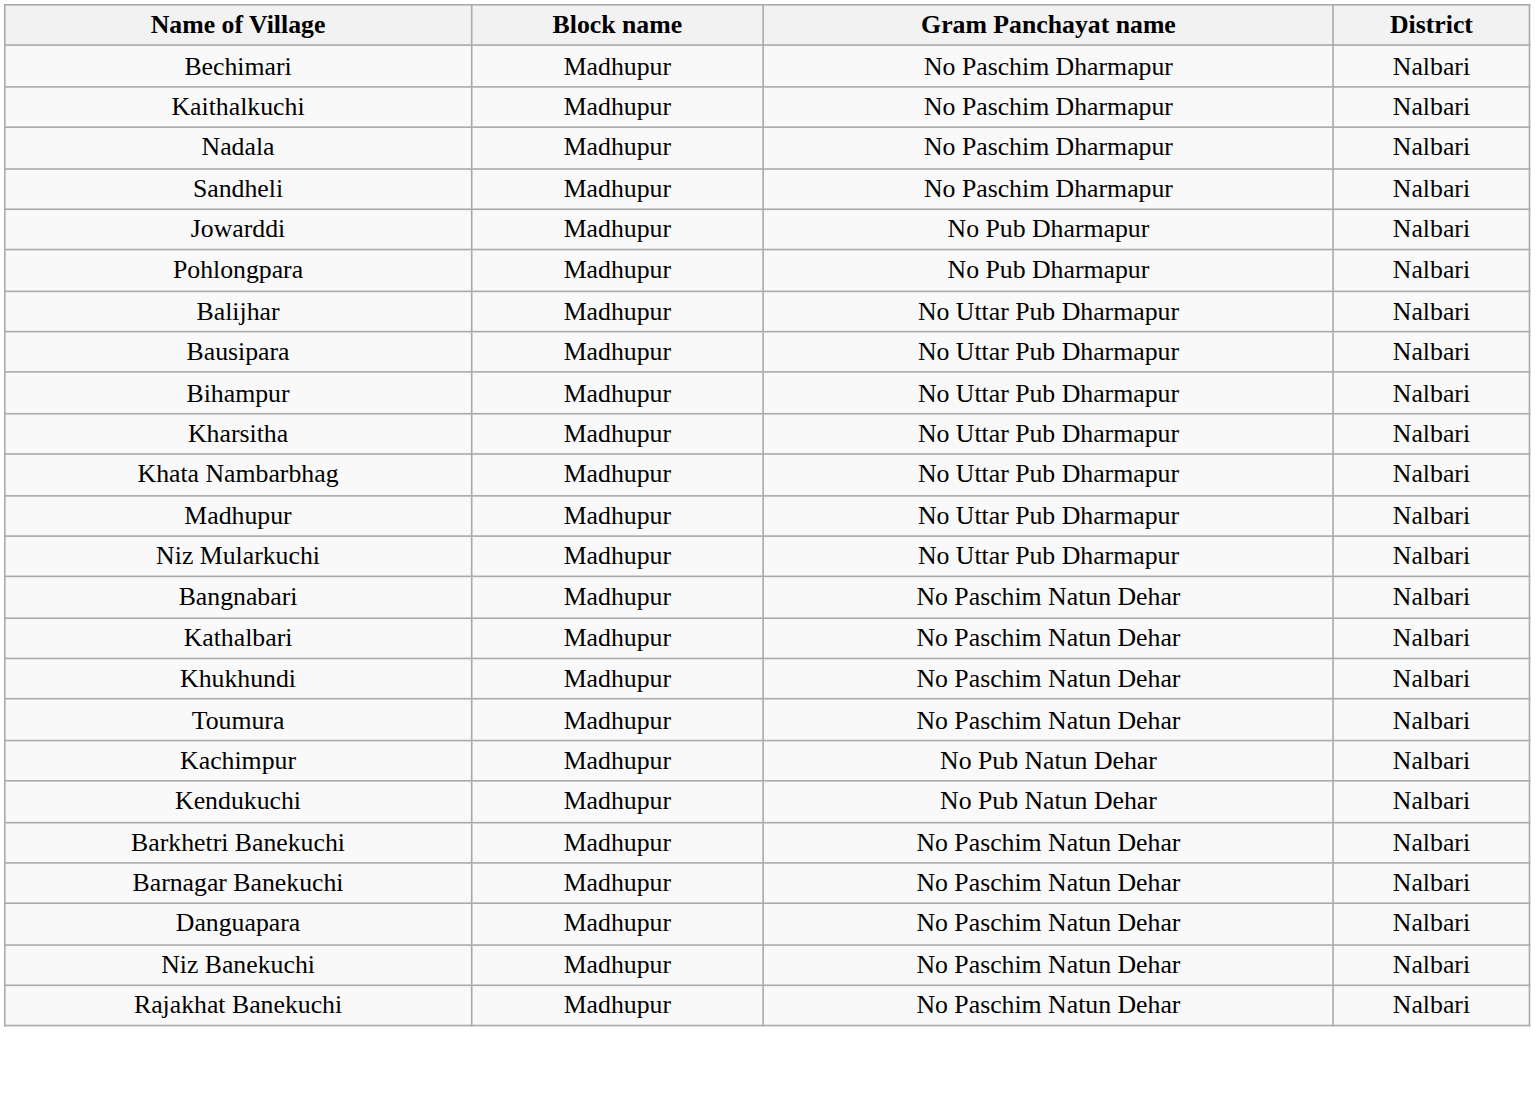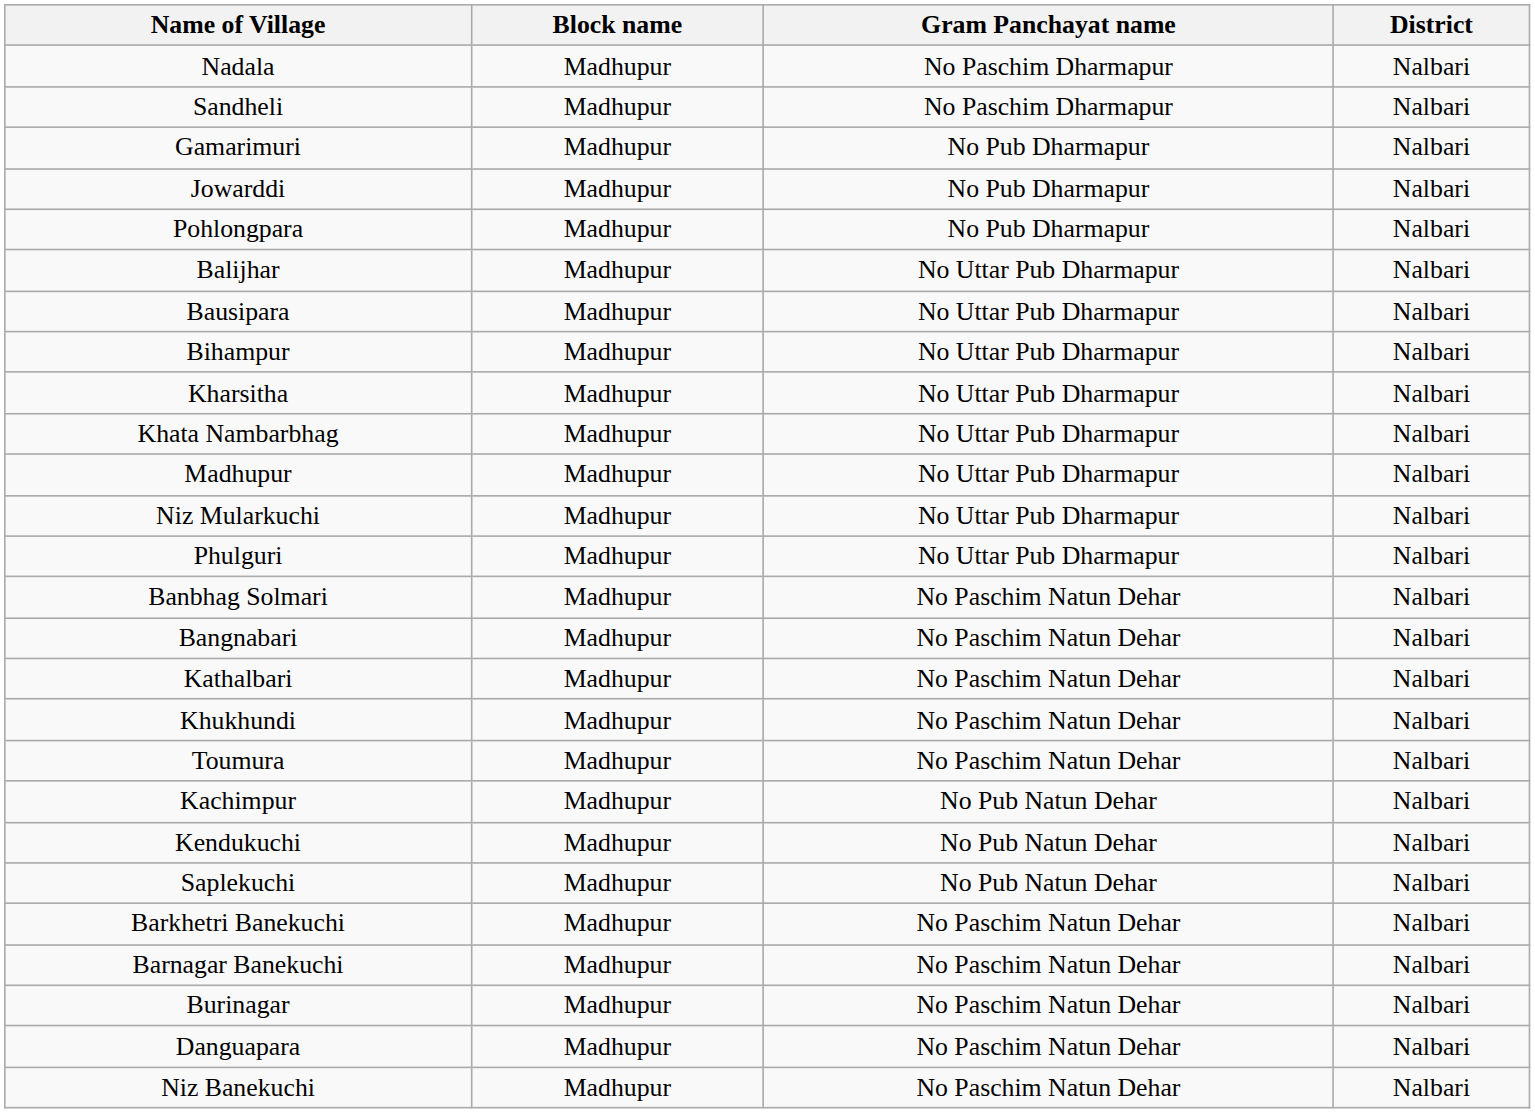- row: (238, 65)
- row: (238, 106)
+ row: (238, 147)
+ row: (238, 556)
+ row: (238, 596)
+ row: (238, 882)
+ row: (238, 1005)
- row: (238, 1005)
